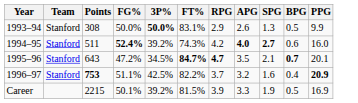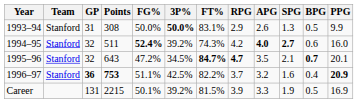+ column: (92, 12)
